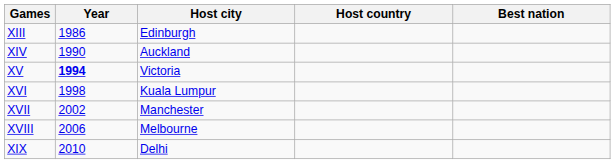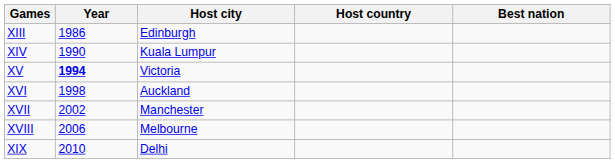(165, 52) Auckland -> (178, 52) Kuala Lumpur
(178, 91) Kuala Lumpur -> (165, 91) Auckland
